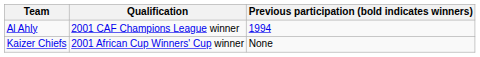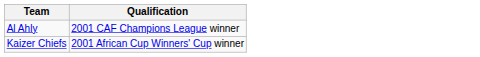- column: (361, 12)
